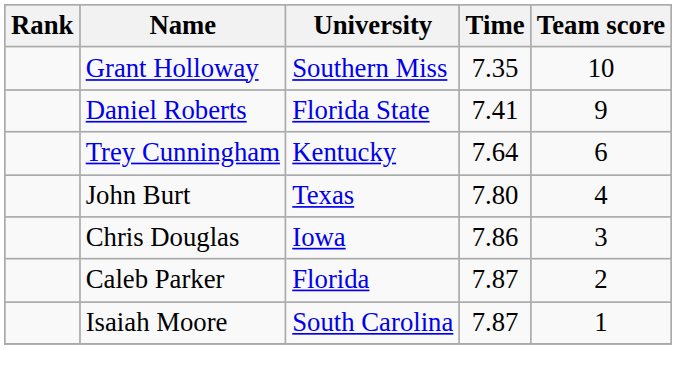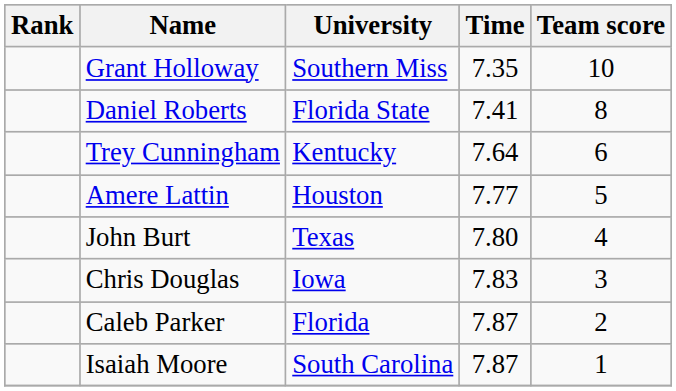(601, 110) 9 -> (601, 110) 8
+ row: (157, 195)
(495, 237) 7.86 -> (495, 279) 7.83
